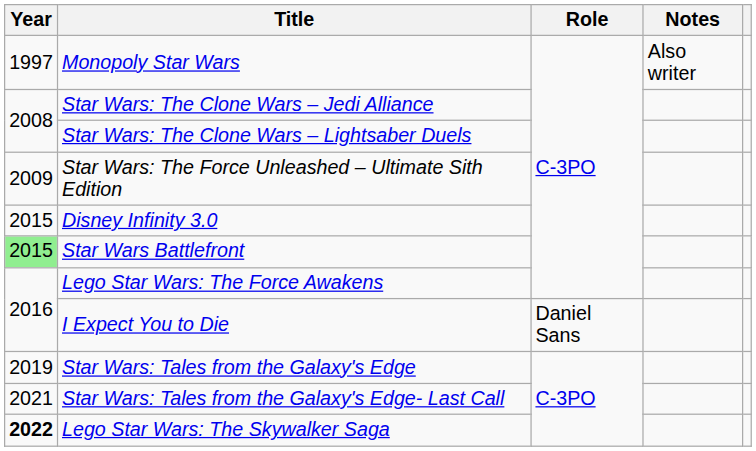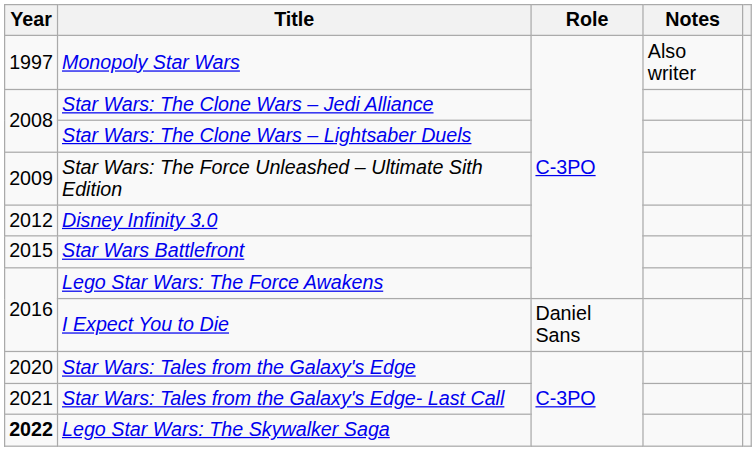(31, 220) 2015 -> (31, 220) 2012
(31, 251) lightgreen background -> (31, 251) no background
(31, 367) 2019 -> (31, 367) 2020
